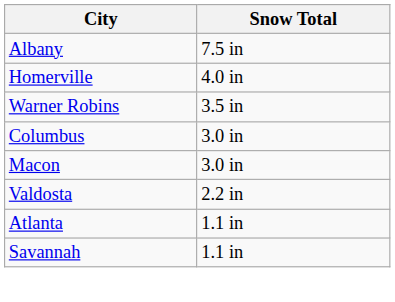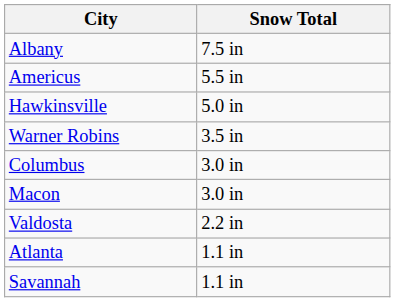+ row: (45, 77)
+ row: (58, 106)
- row: (51, 77)
